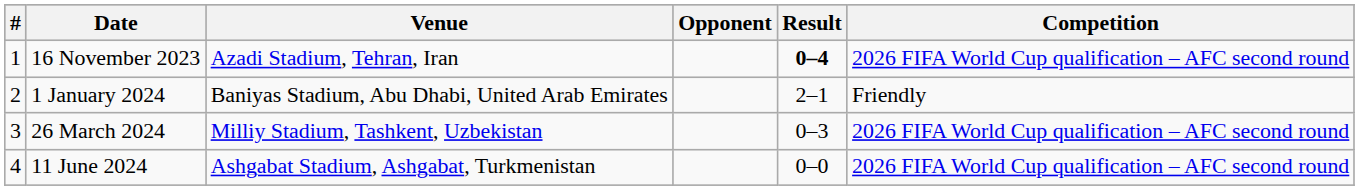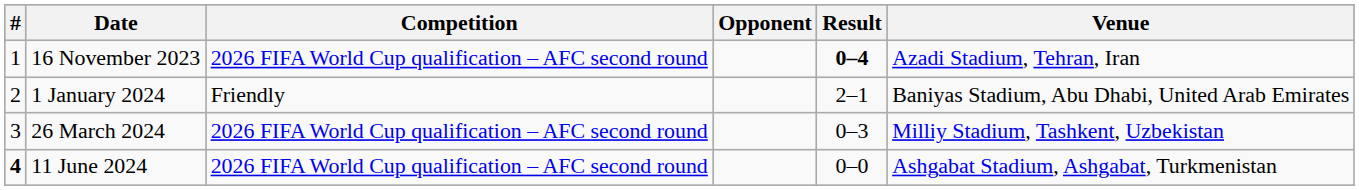columns swapped: (439, 22) <-> (1101, 22)
(15, 166) normal -> (15, 166) bold
